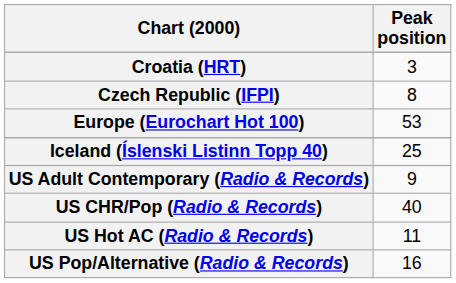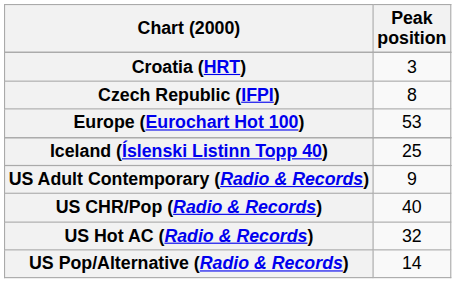(412, 235) 11 -> (412, 235) 32
(412, 263) 16 -> (412, 263) 14
